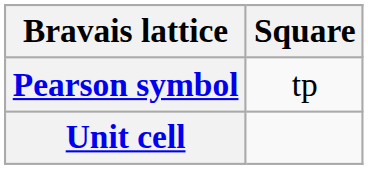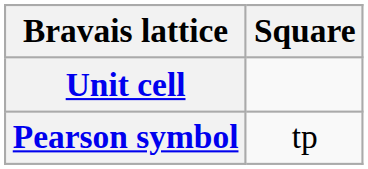rows swapped: (126, 84) <-> (126, 137)
